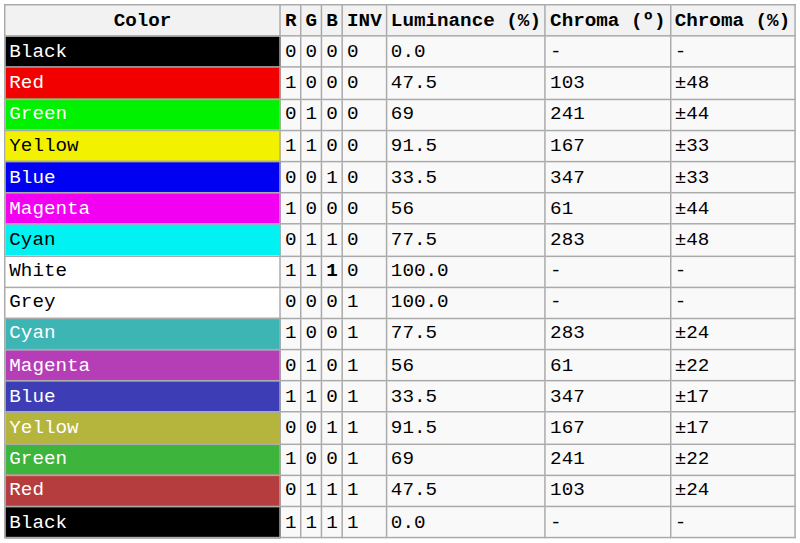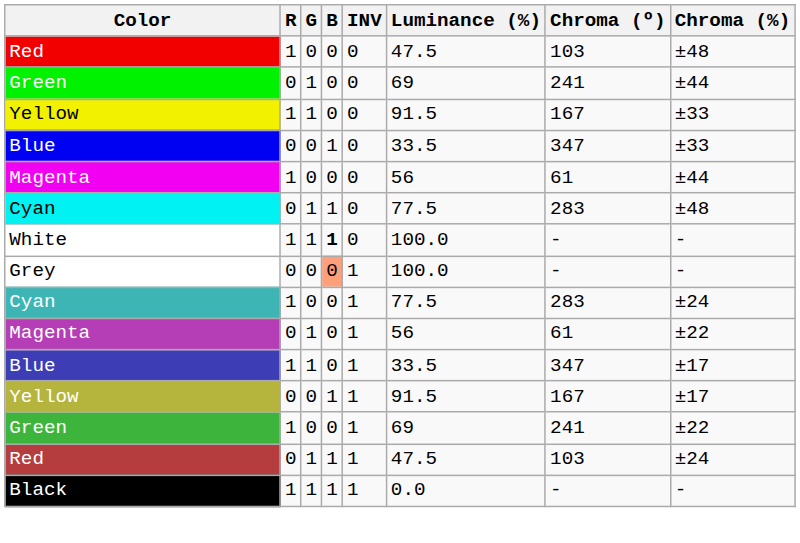- row: (38, 52)
(332, 303) no background -> (332, 271) lightsalmon background
